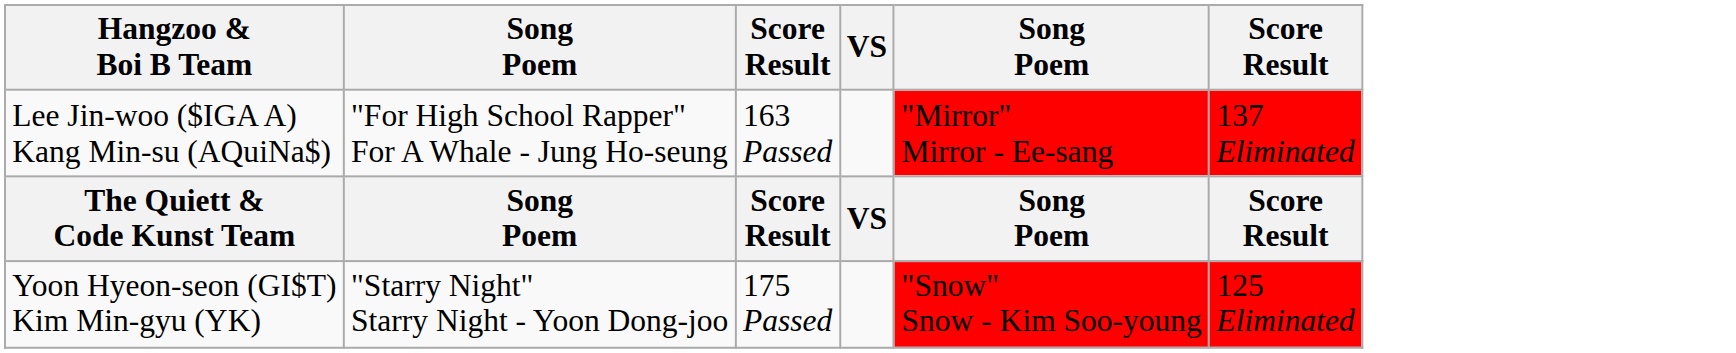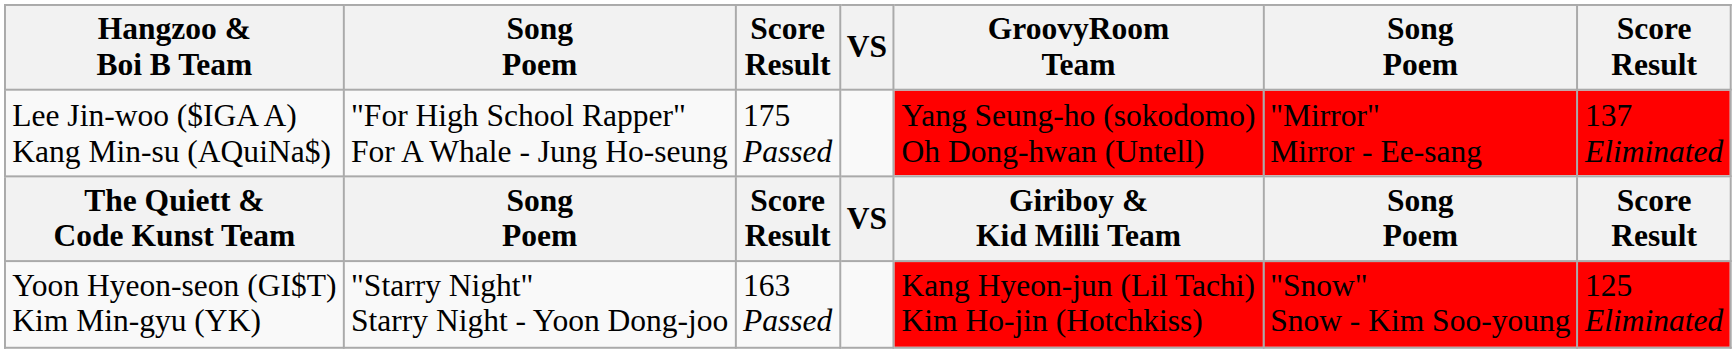+ column: (1079, 47)
(788, 132) 163 Passed -> (788, 132) 175 Passed
(788, 303) 175 Passed -> (788, 303) 163 Passed
